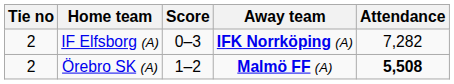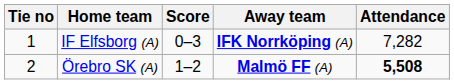(31, 41) 2 -> (31, 41) 1
